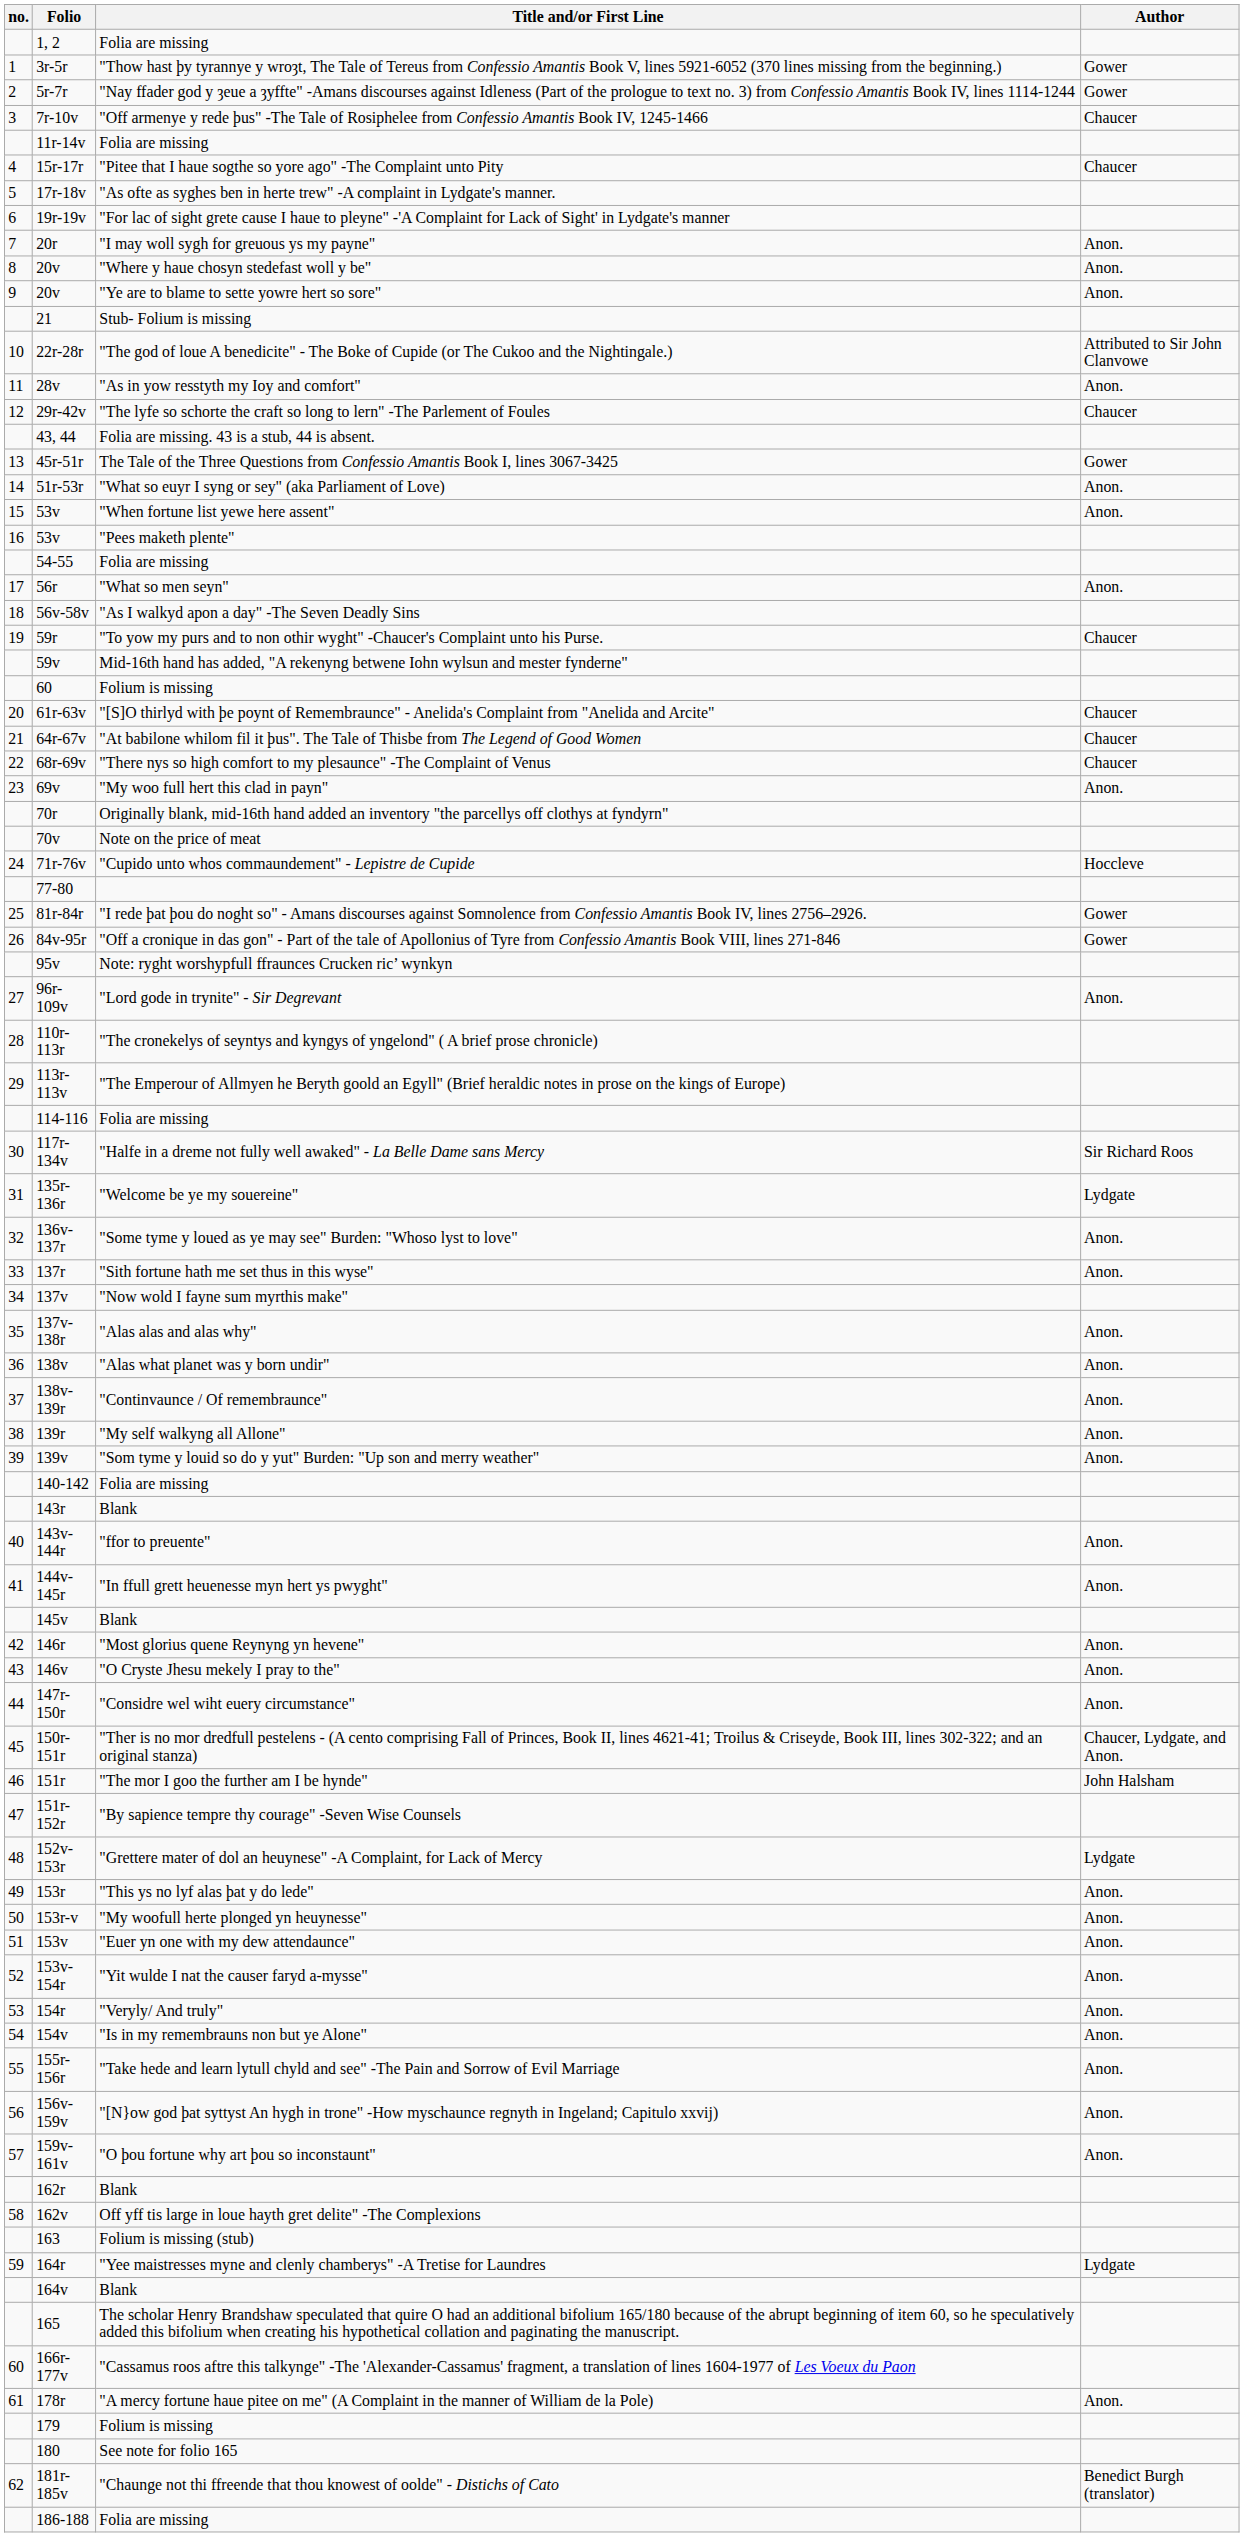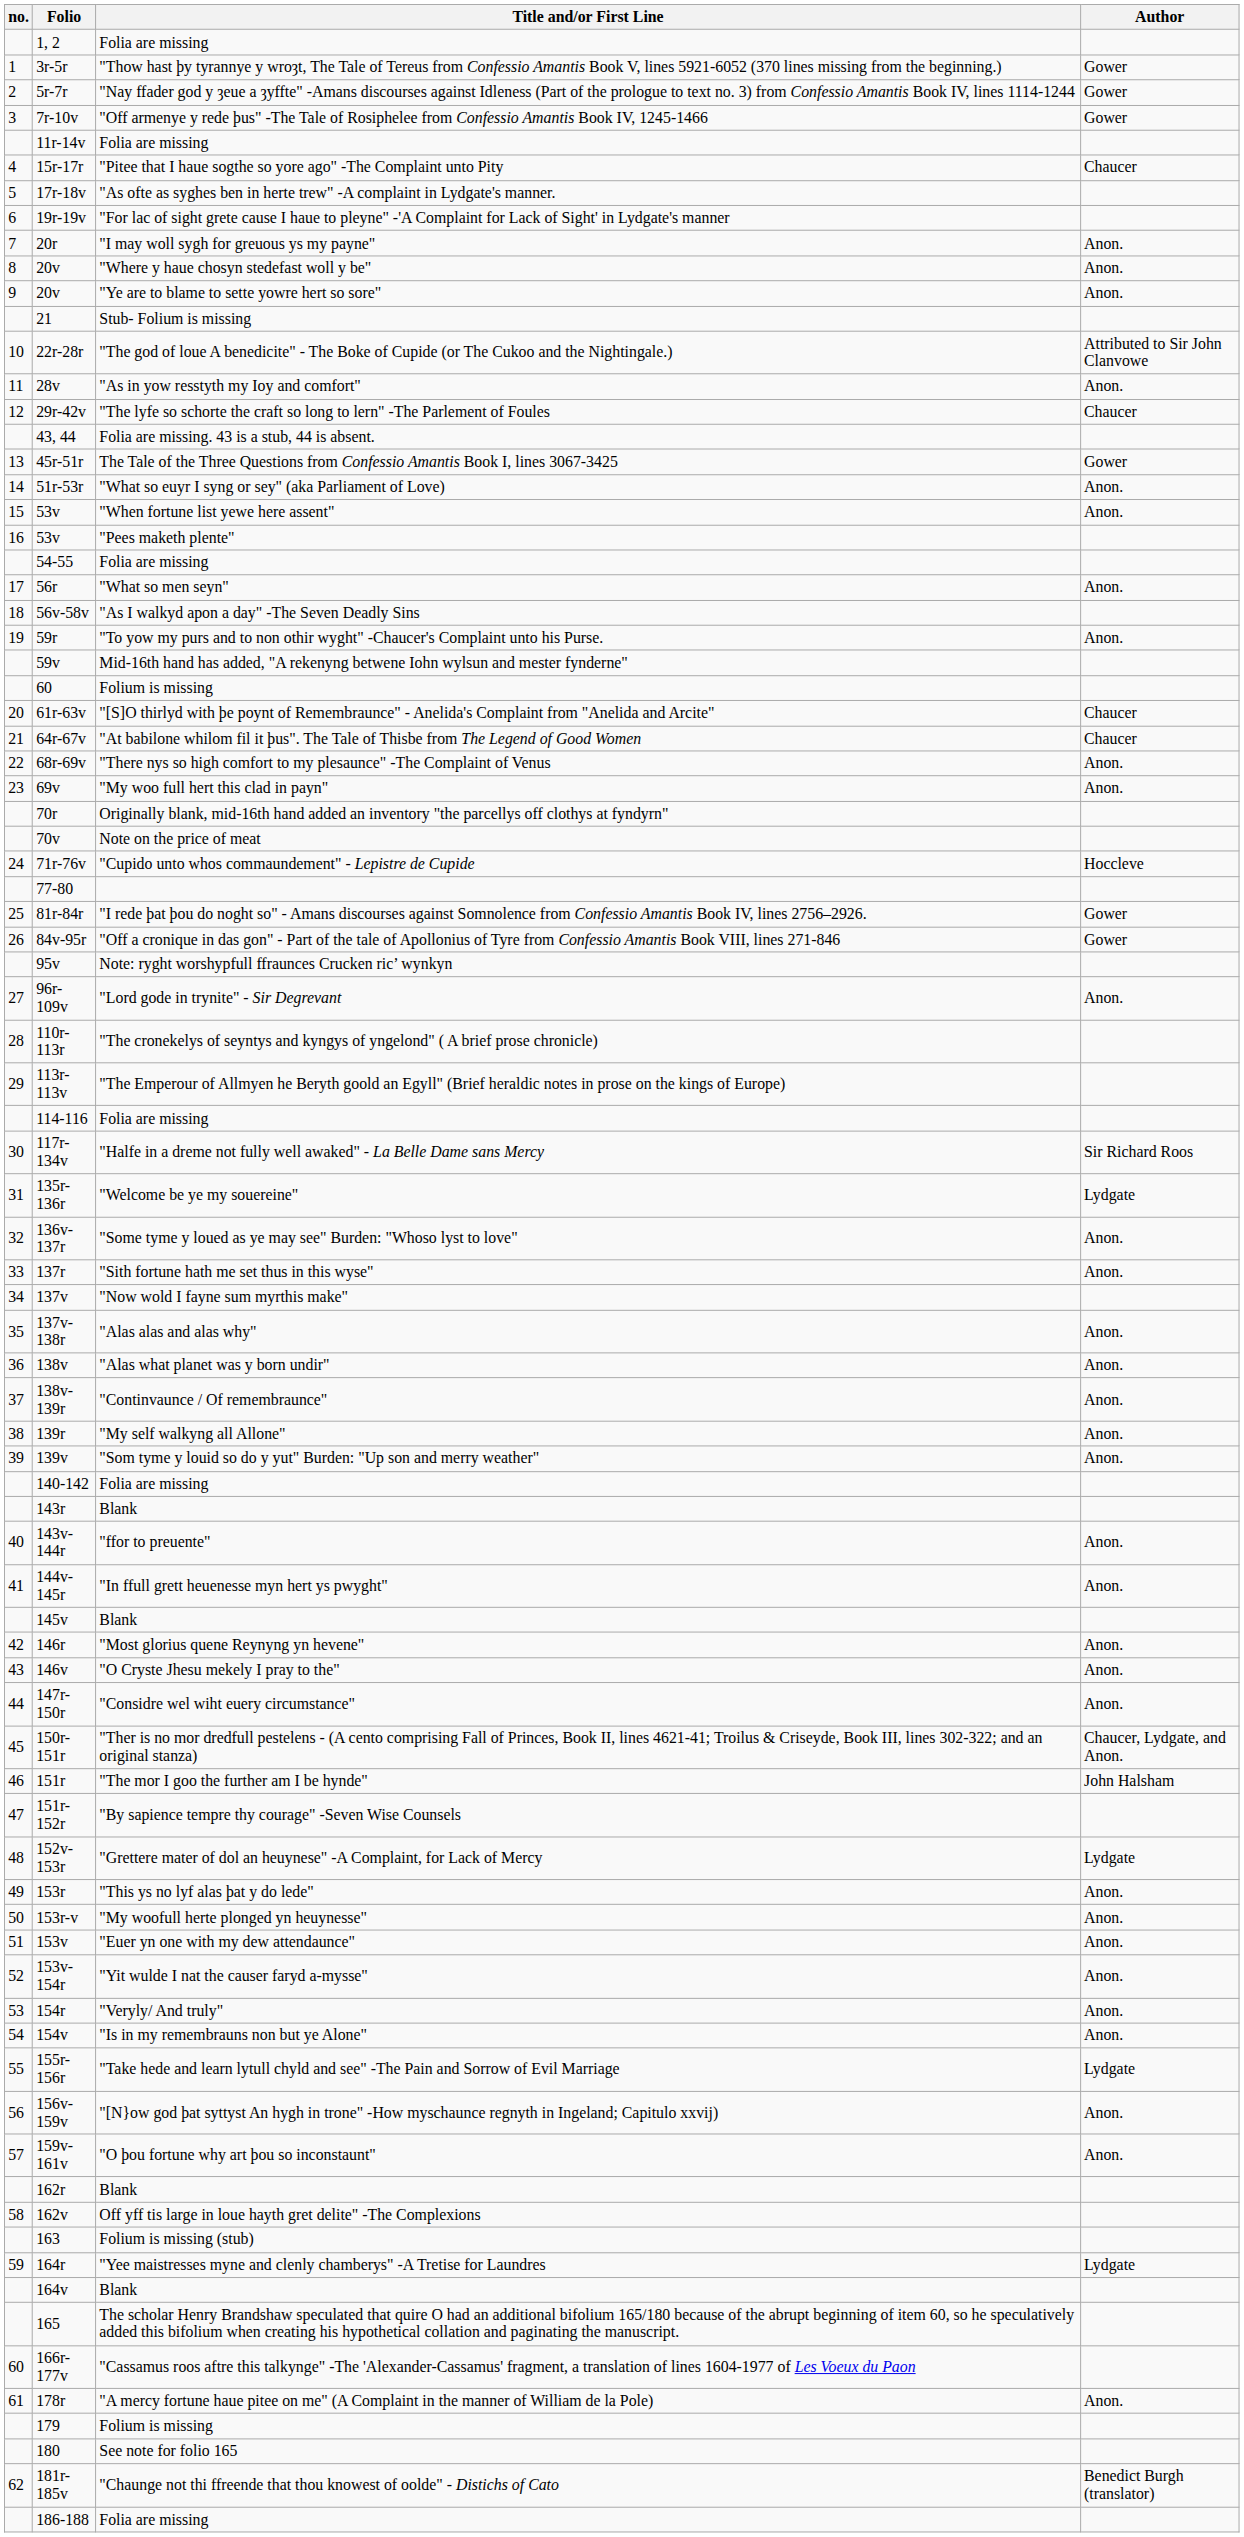(1110, 117) Chaucer -> (1106, 117) Gower
(1110, 637) Chaucer -> (1104, 637) Anon.
(1110, 763) Chaucer -> (1104, 763) Anon.
(1104, 2069) Anon. -> (1110, 2069) Lydgate
